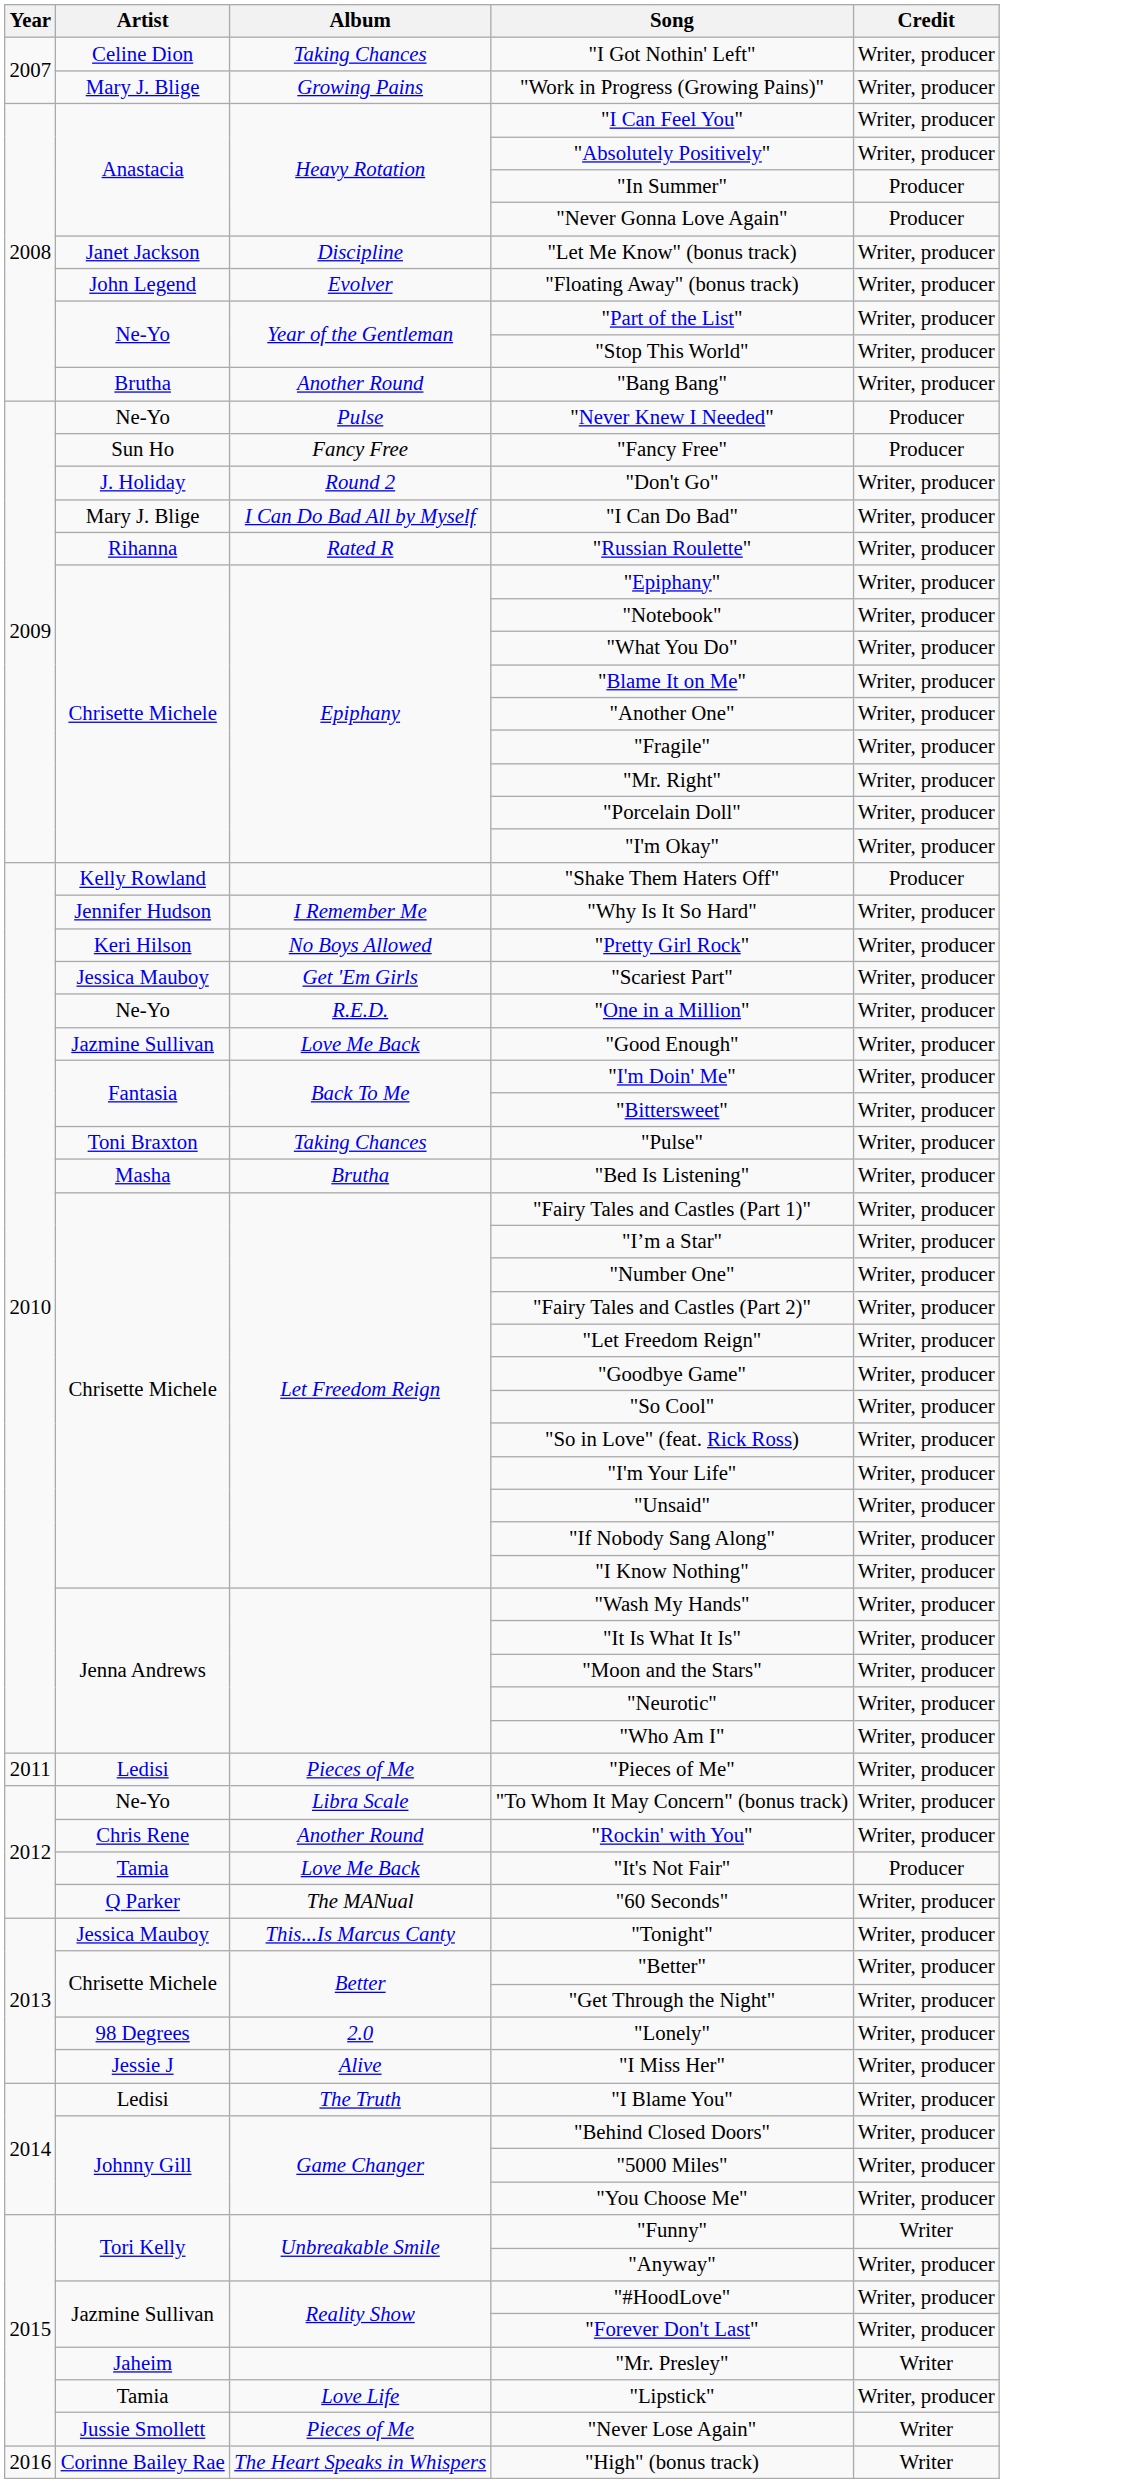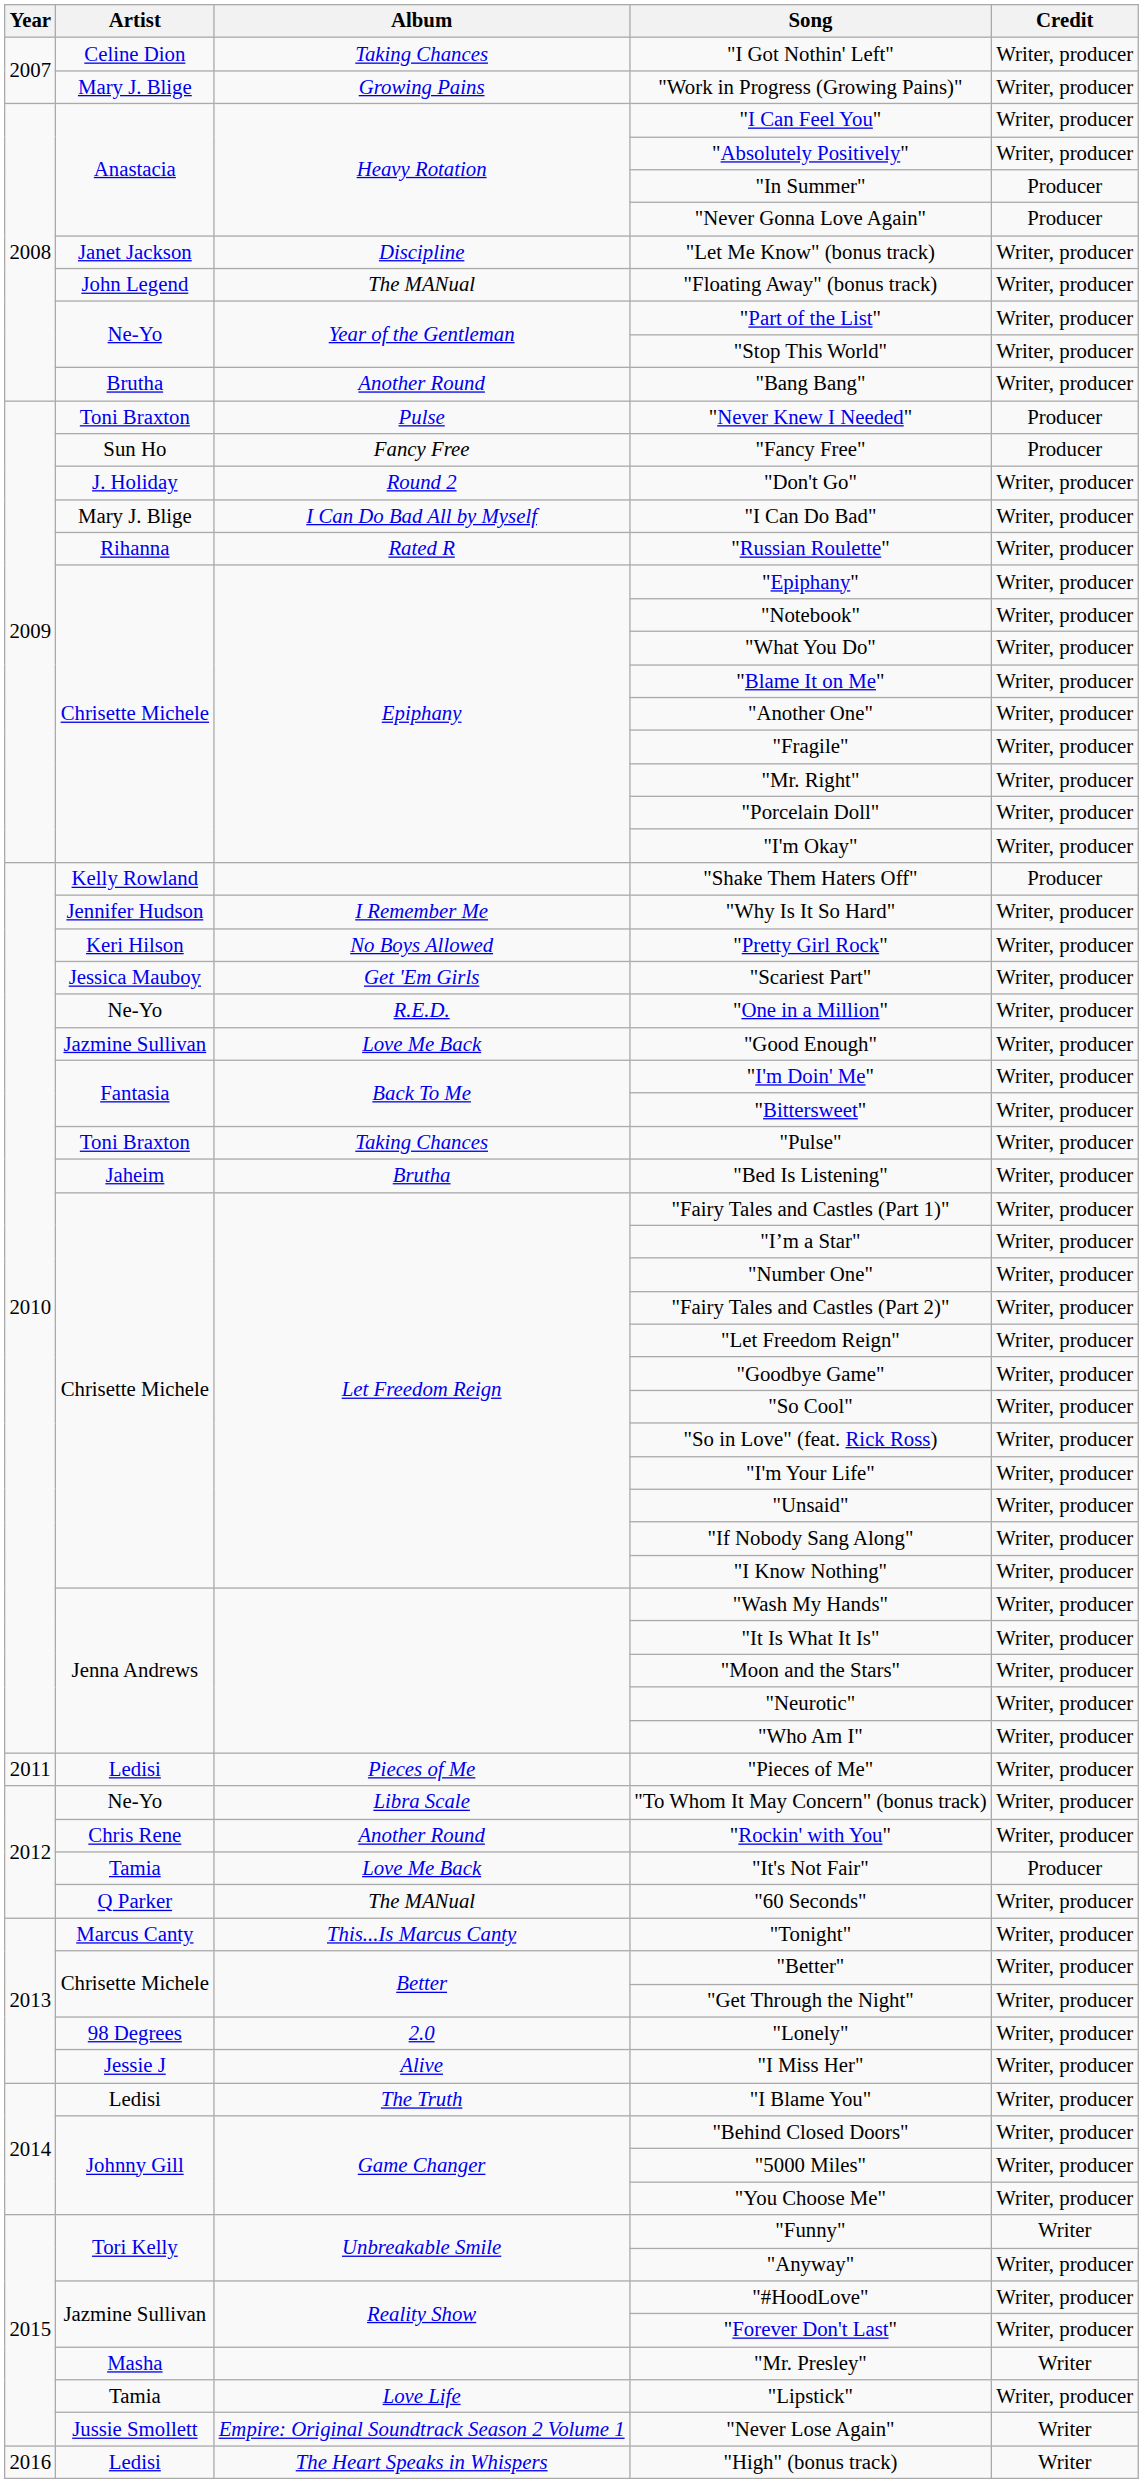(360, 284) Evolver -> (422, 284) The MANual
(143, 416) Ne-Yo -> (135, 416) Toni Braxton
(143, 1175) Masha -> (135, 1175) Jaheim
(143, 1934) Jessica Mauboy -> (135, 1934) Marcus Canty
(143, 2363) Jaheim -> (135, 2363) Masha
(360, 2429) Pieces of Me -> (422, 2429) Empire: Original Soundtrack Season 2 Volume 1
(143, 2462) Corinne Bailey Rae -> (135, 2462) Ledisi
